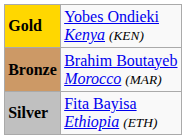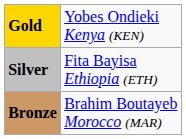rows swapped: (28, 112) <-> (32, 69)
